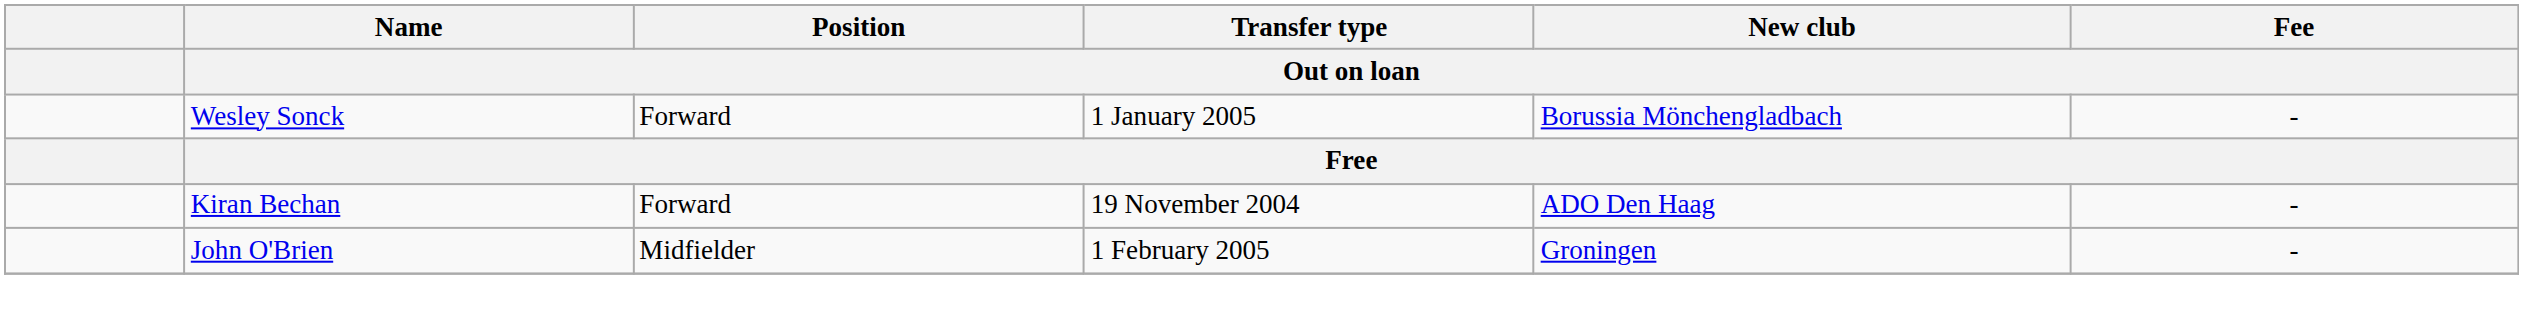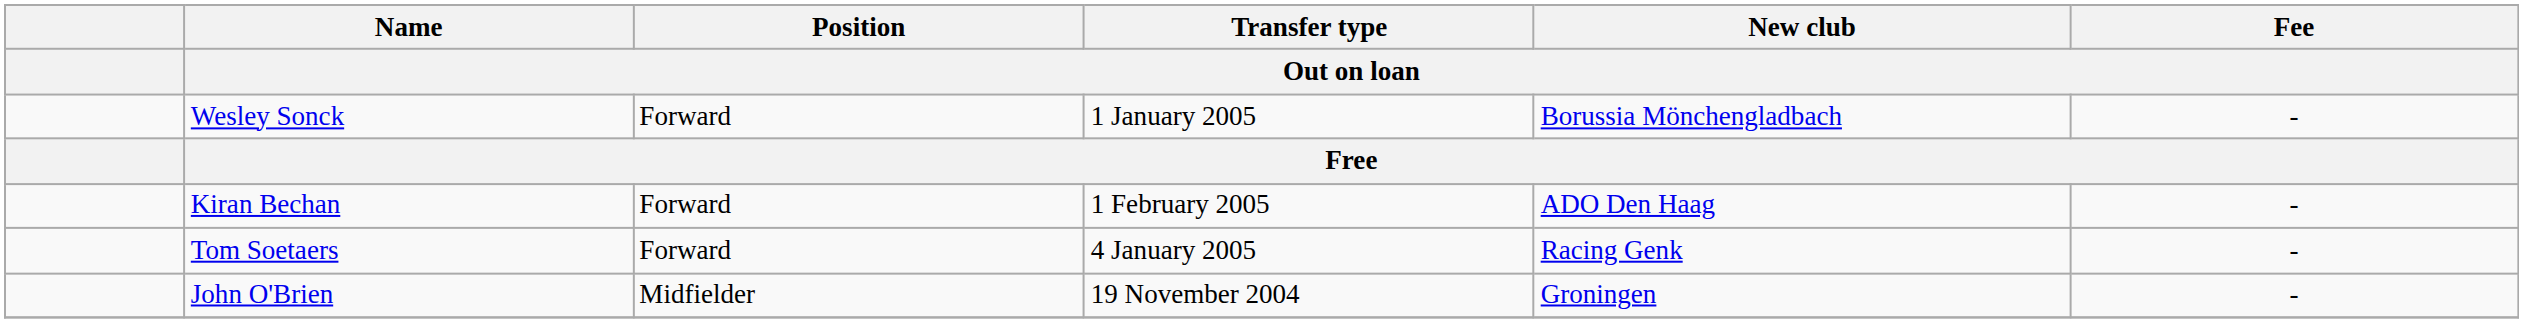(1195, 205) 19 November 2004 -> (1180, 205) 1 February 2005
+ row: (265, 249)
(1180, 249) 1 February 2005 -> (1195, 294) 19 November 2004
